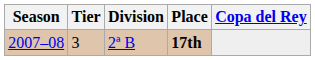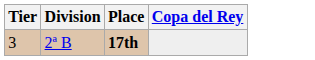- column: (36, 17)
